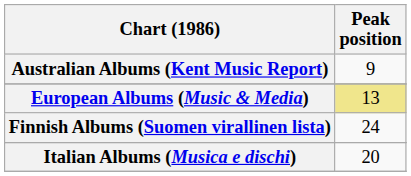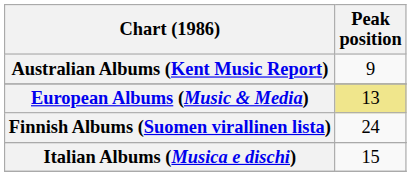(371, 156) 20 -> (371, 156) 15
